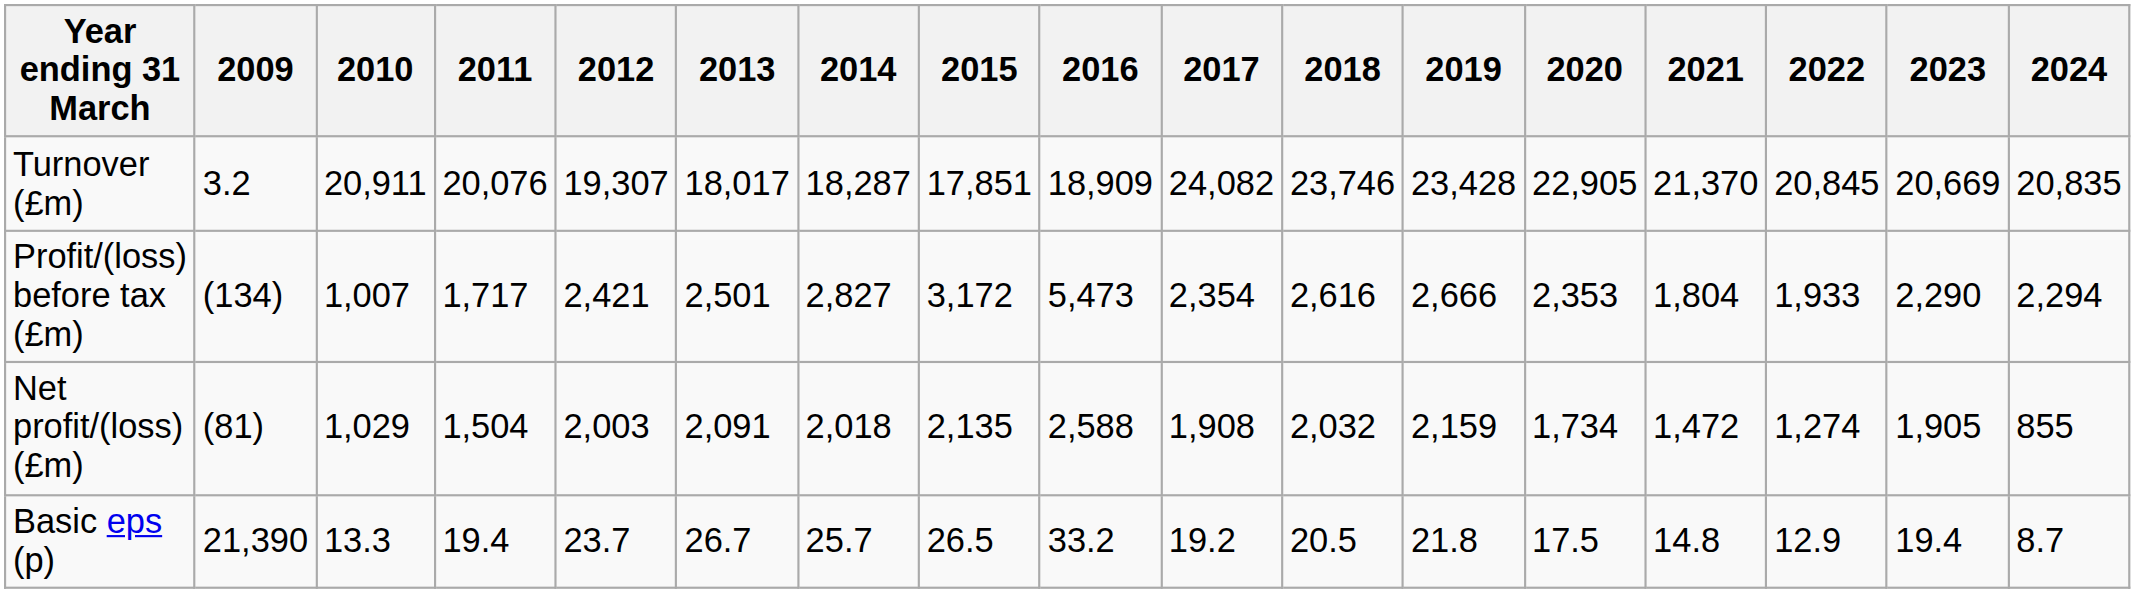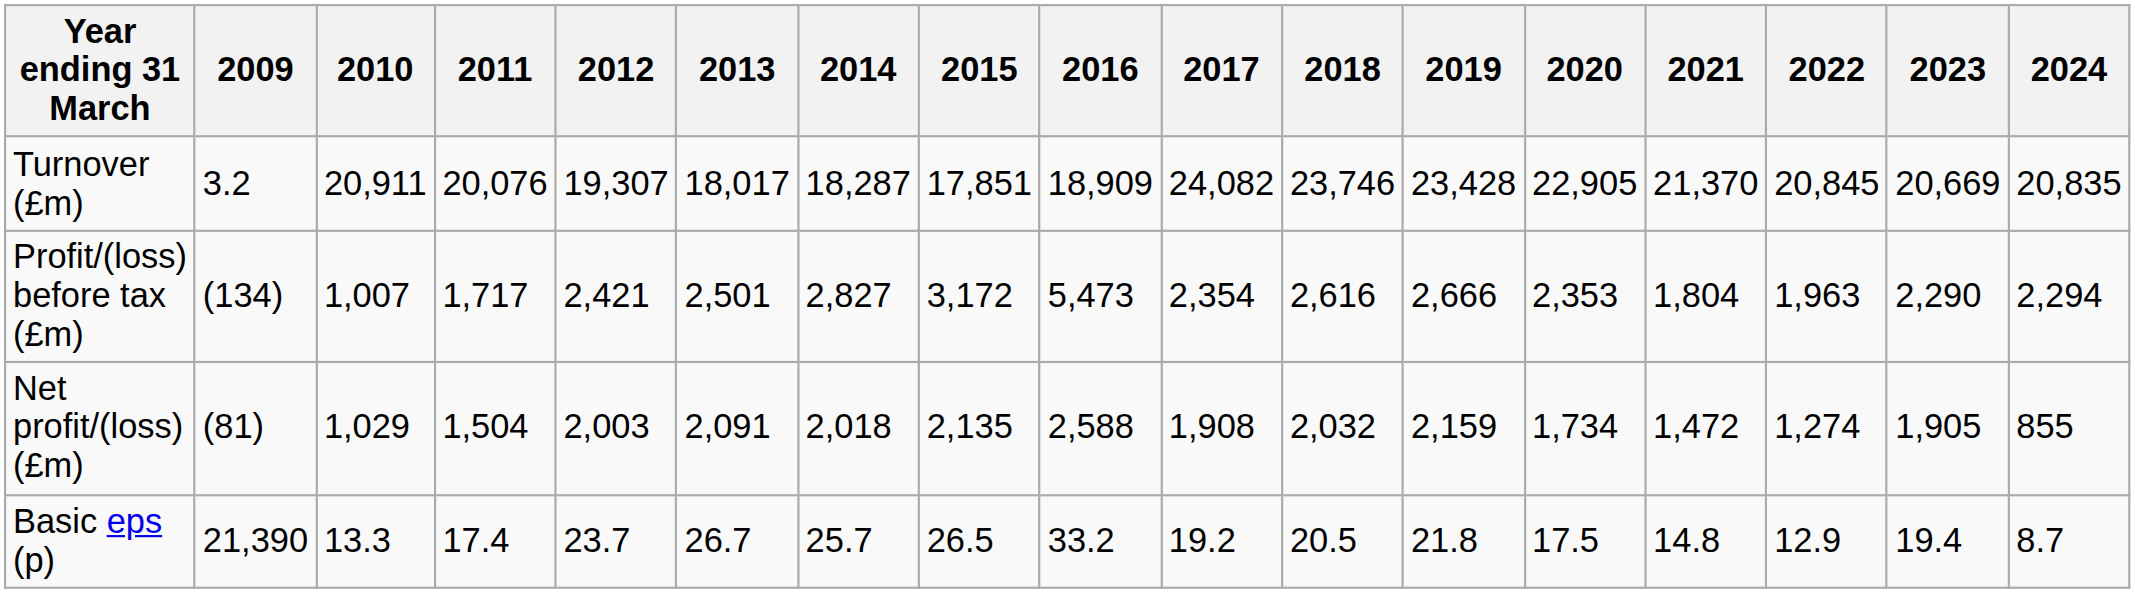(1817, 295) 1,933 -> (1817, 295) 1,963
(476, 540) 19.4 -> (476, 540) 17.4
